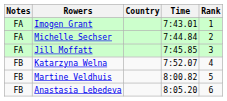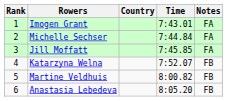columns swapped: (211, 11) <-> (18, 11)
